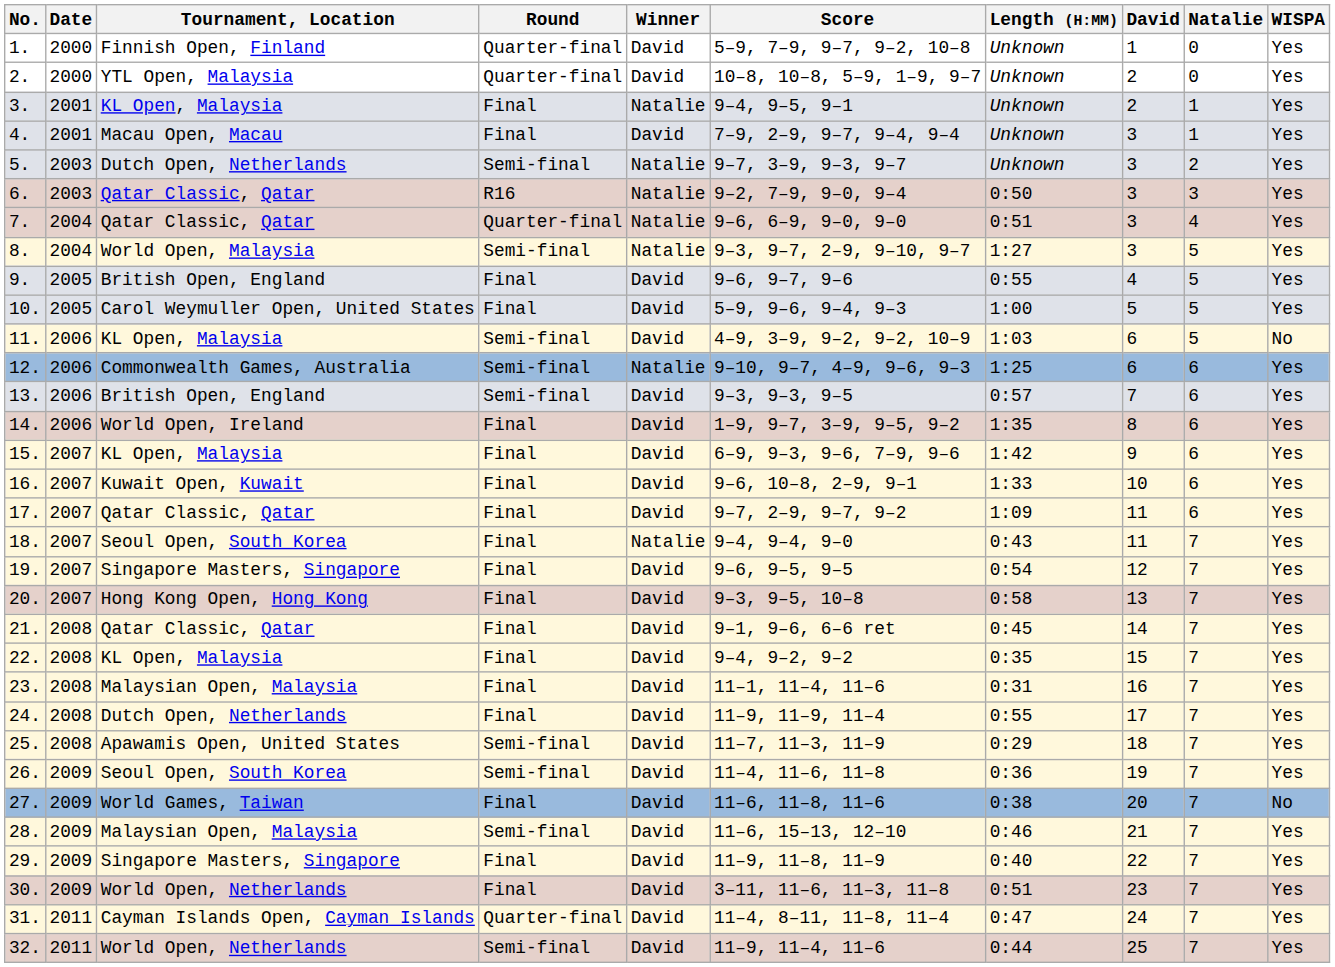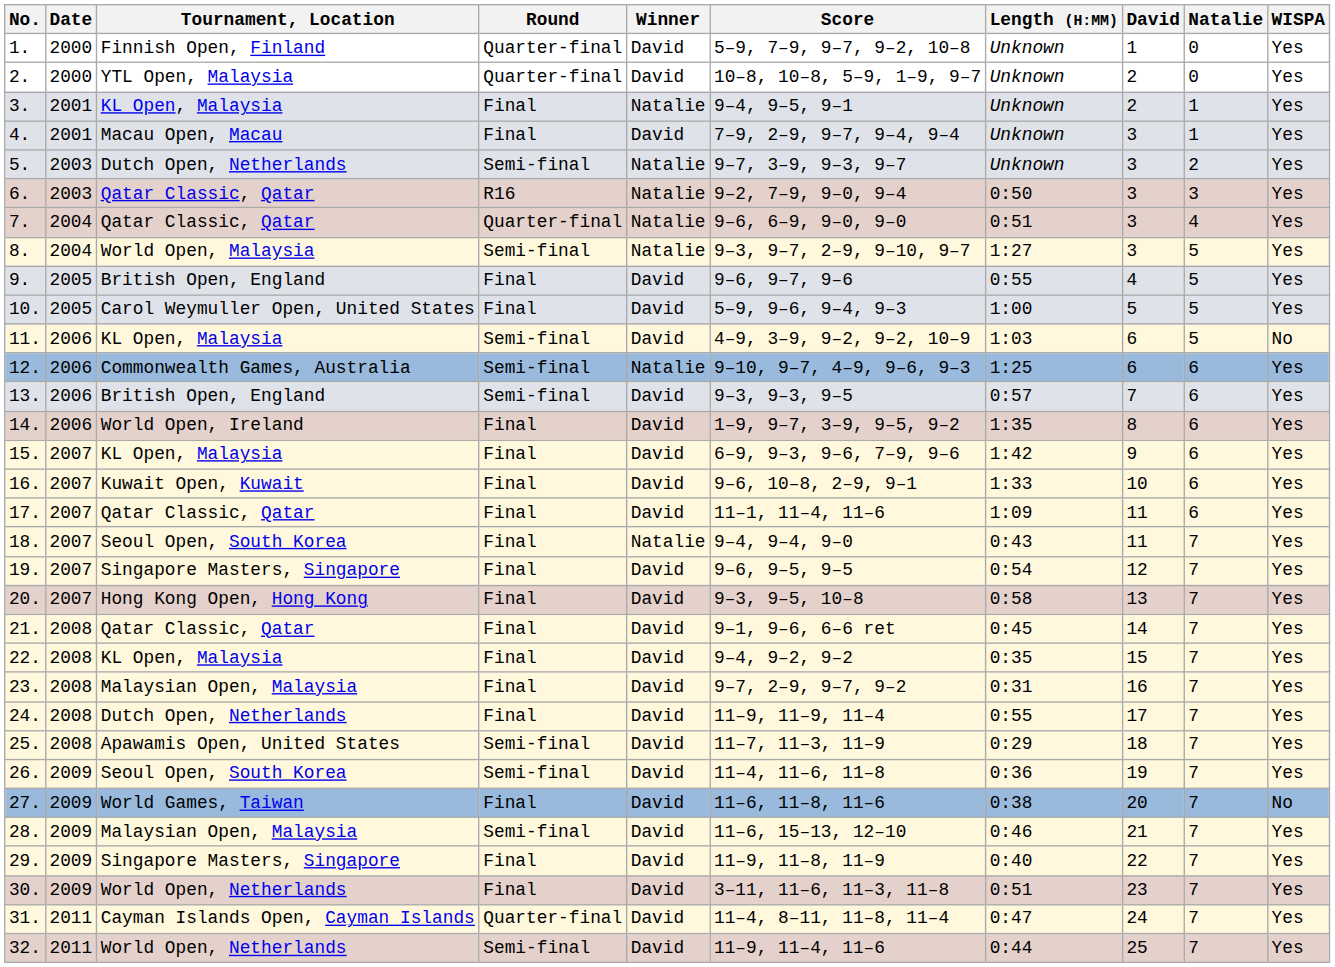(810, 513) 9–7, 2–9, 9–7, 9–2 -> (799, 513) 11–1, 11–4, 11–6
(799, 687) 11–1, 11–4, 11–6 -> (810, 687) 9–7, 2–9, 9–7, 9–2
